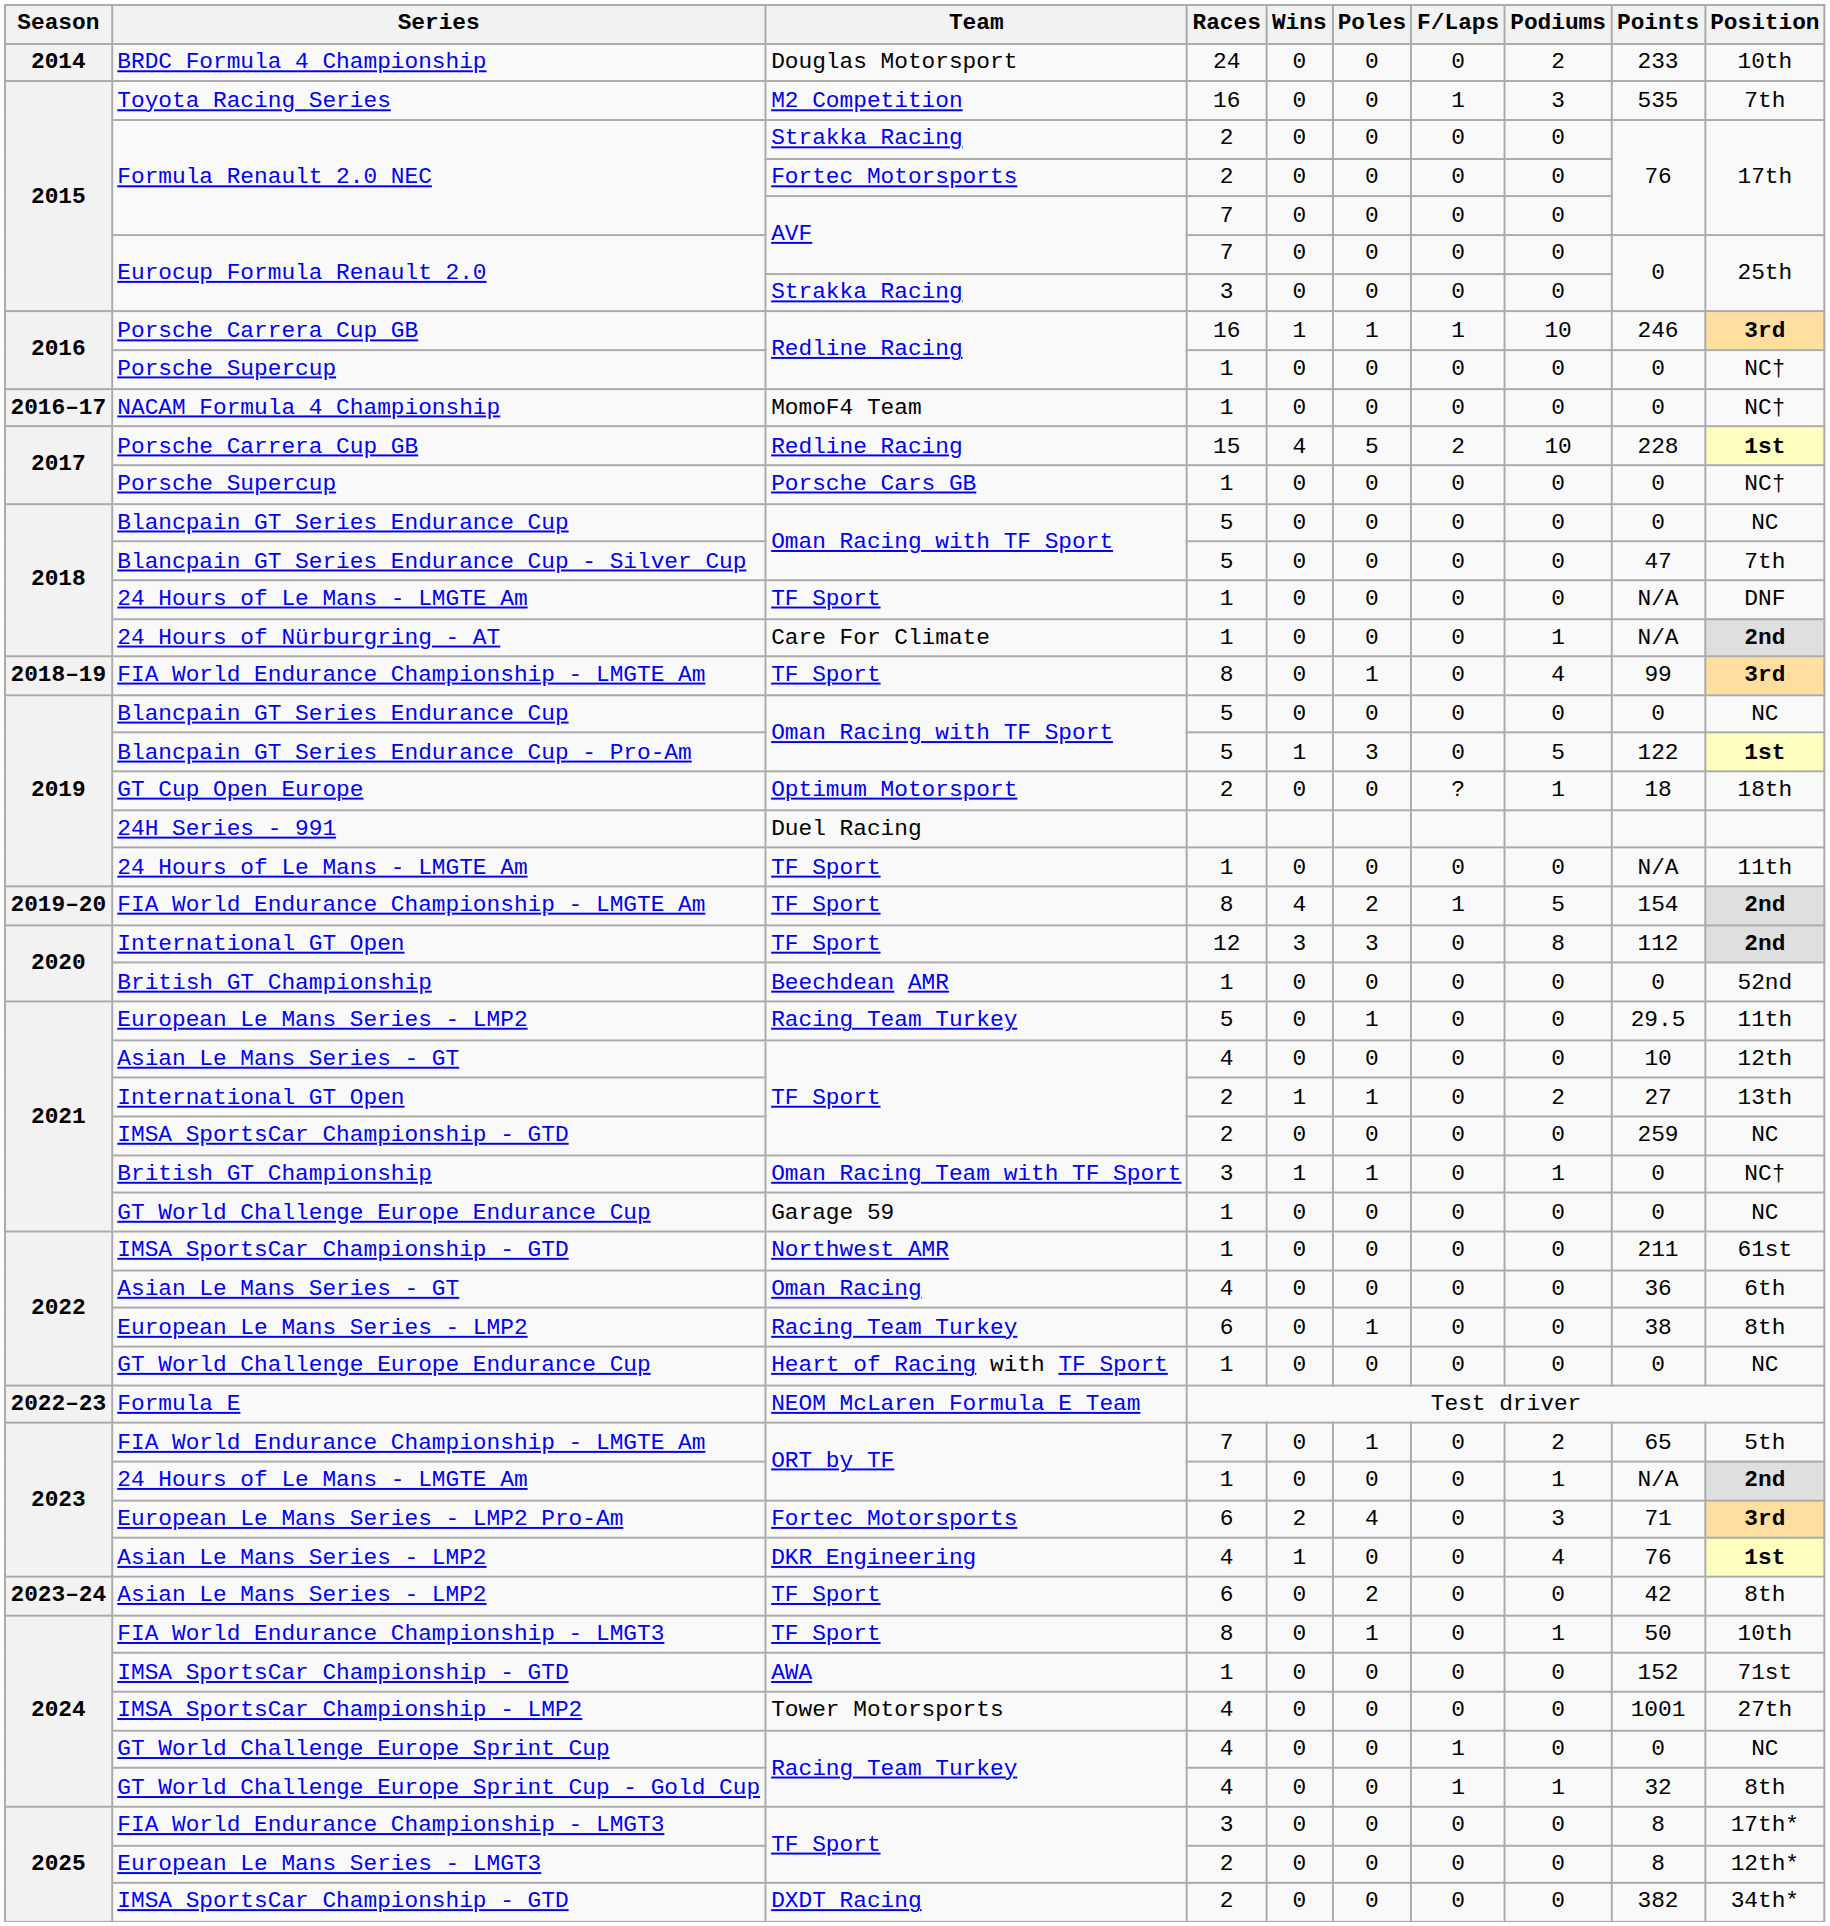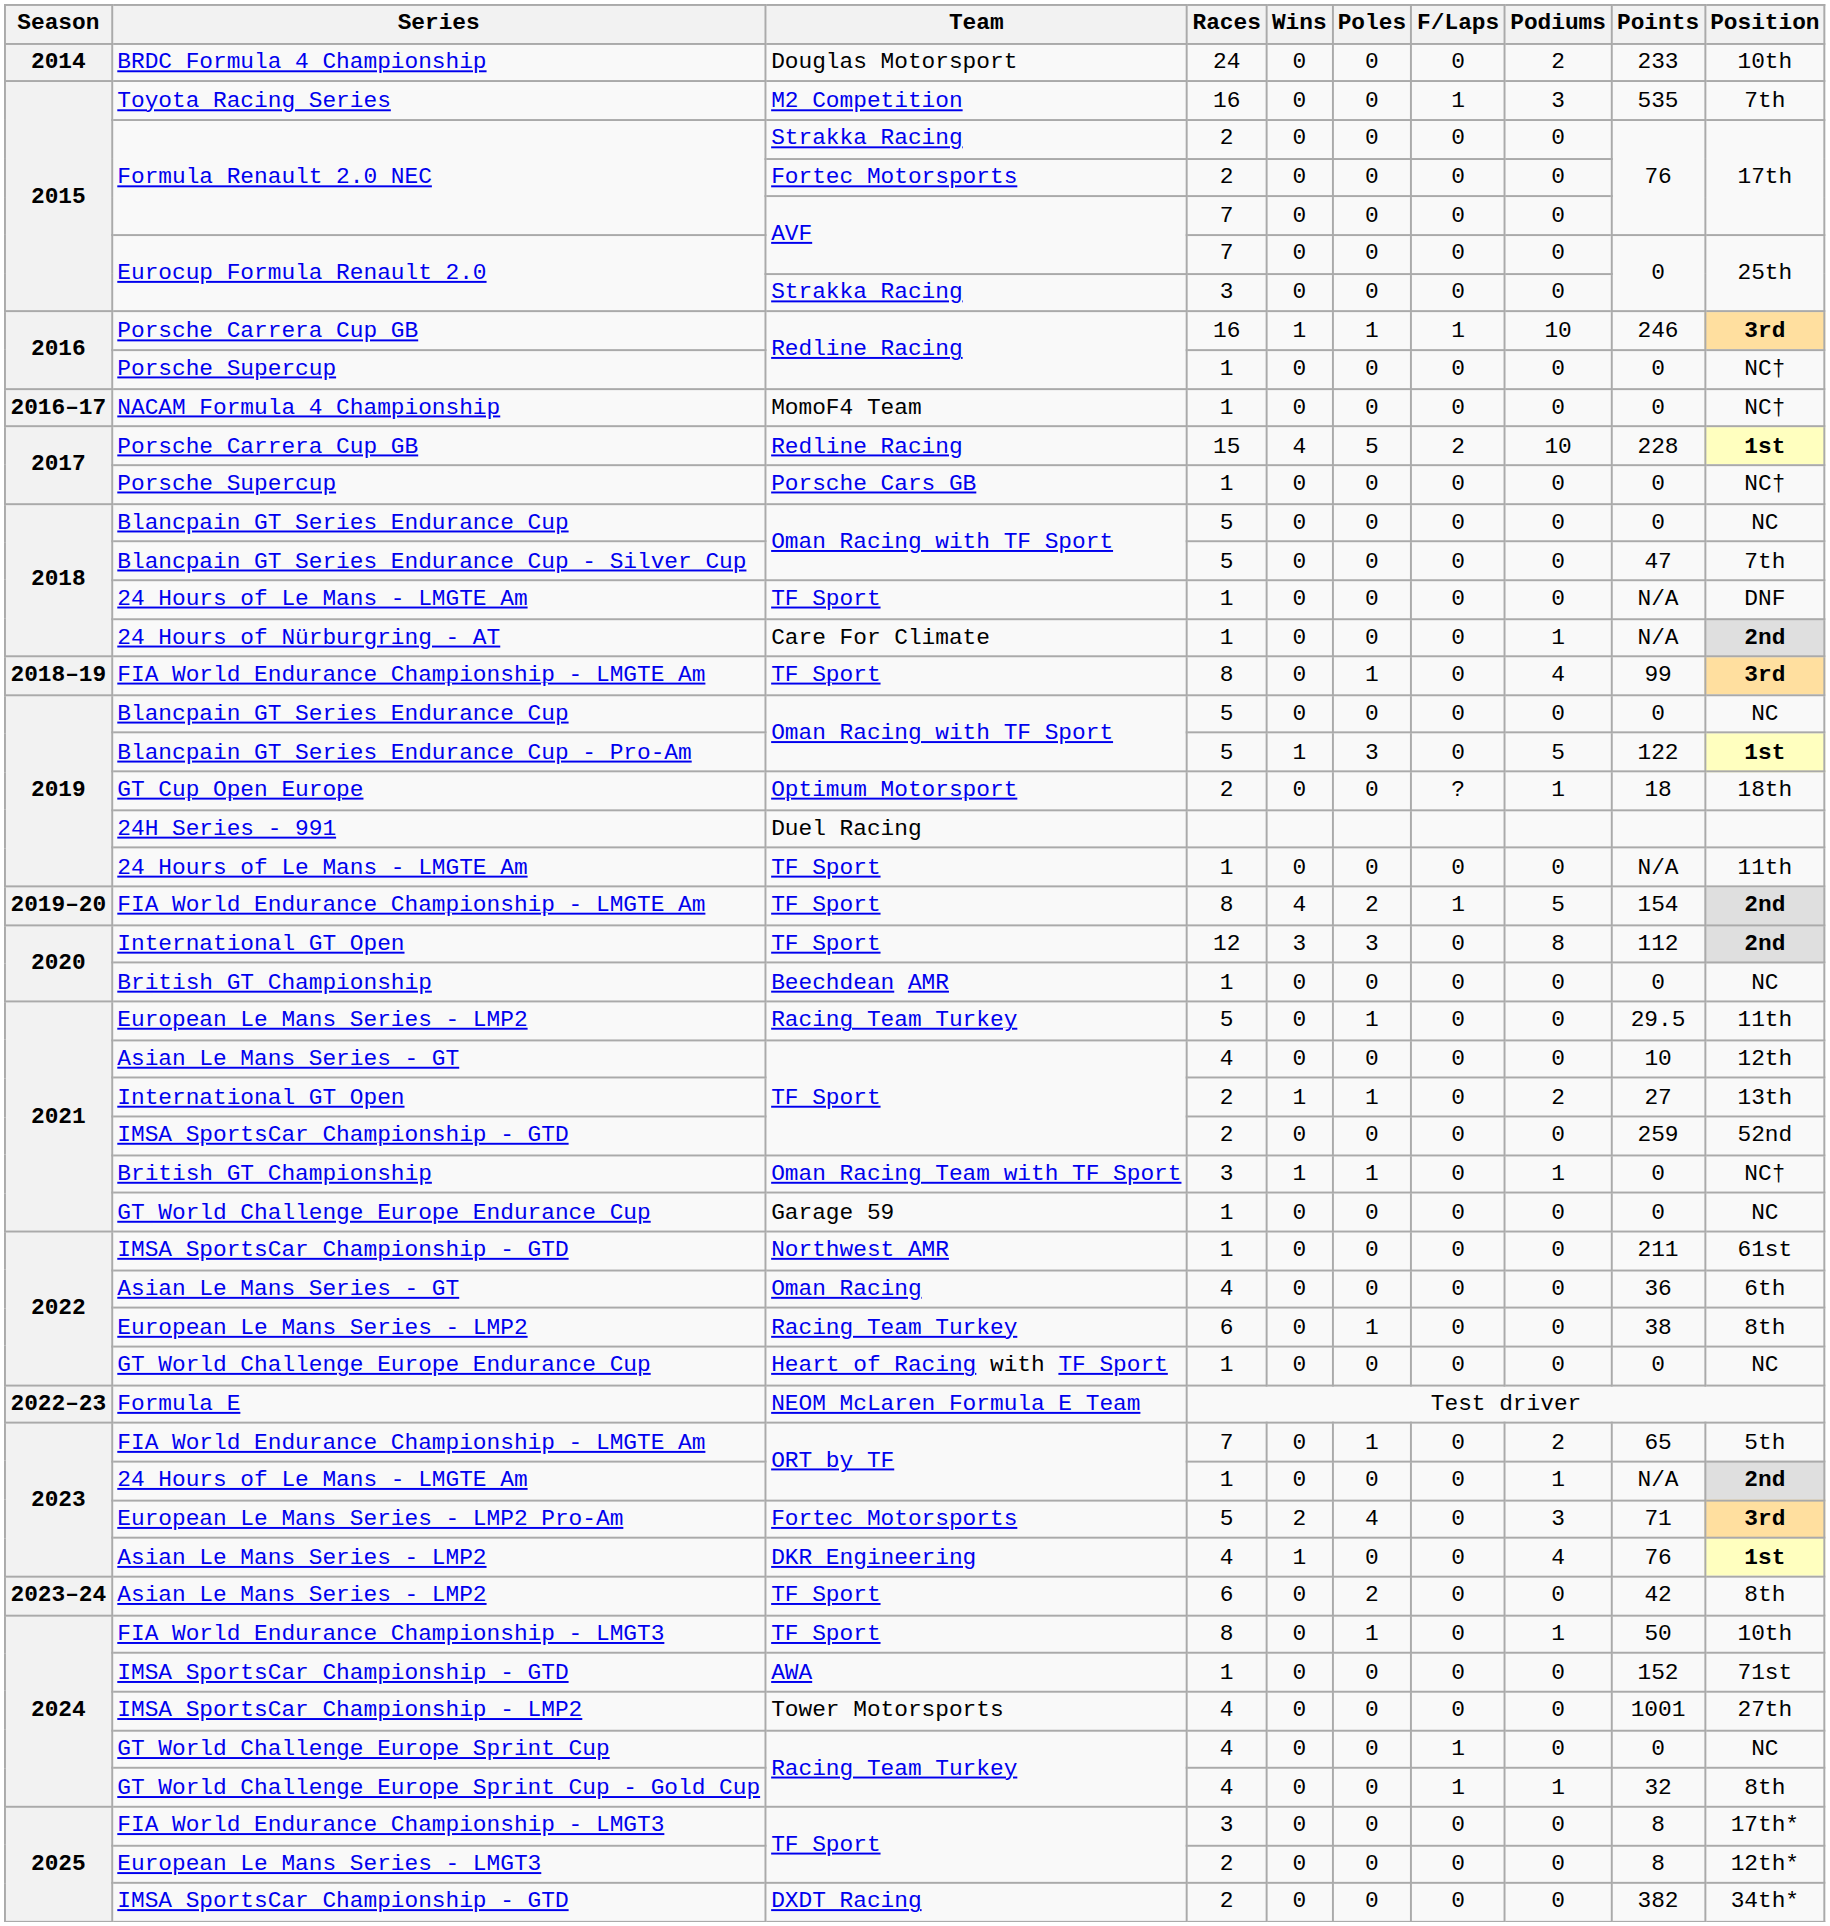(1765, 982) 52nd -> (1765, 982) NC
(1765, 1135) NC -> (1765, 1135) 52nd
(1227, 1519) 6 -> (1227, 1519) 5
